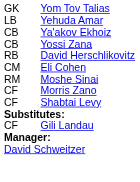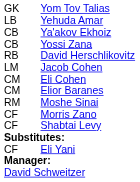+ row: (71, 67)
+ row: (72, 91)
- row: (67, 126)
+ row: (58, 149)
